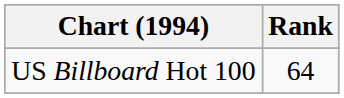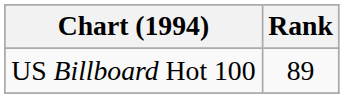(301, 70) 64 -> (301, 70) 89
